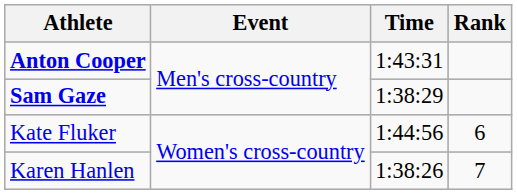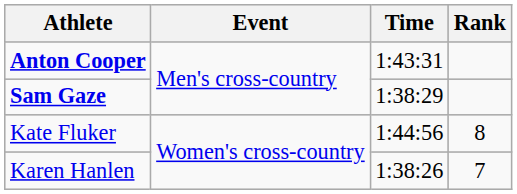(480, 133) 6 -> (480, 133) 8
